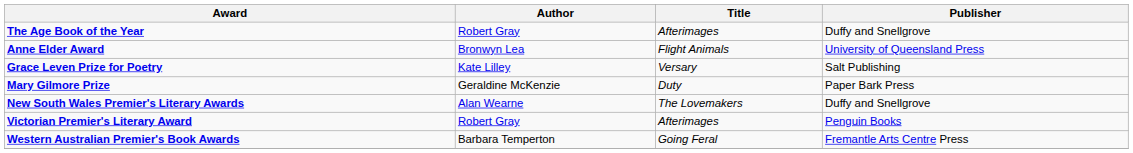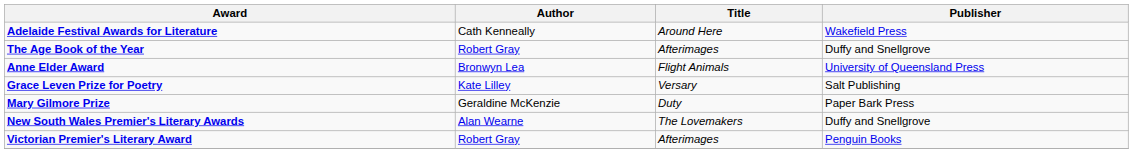+ row: (112, 31)
- row: (123, 139)
